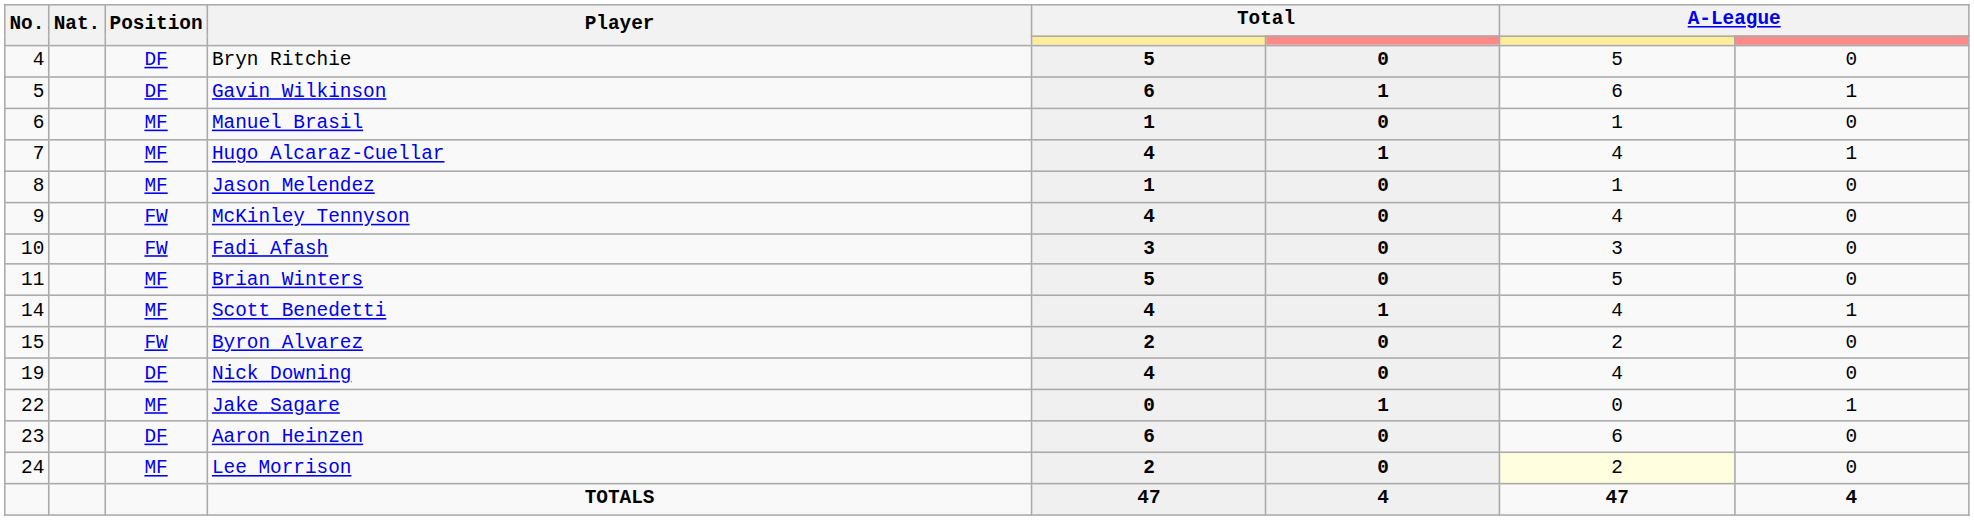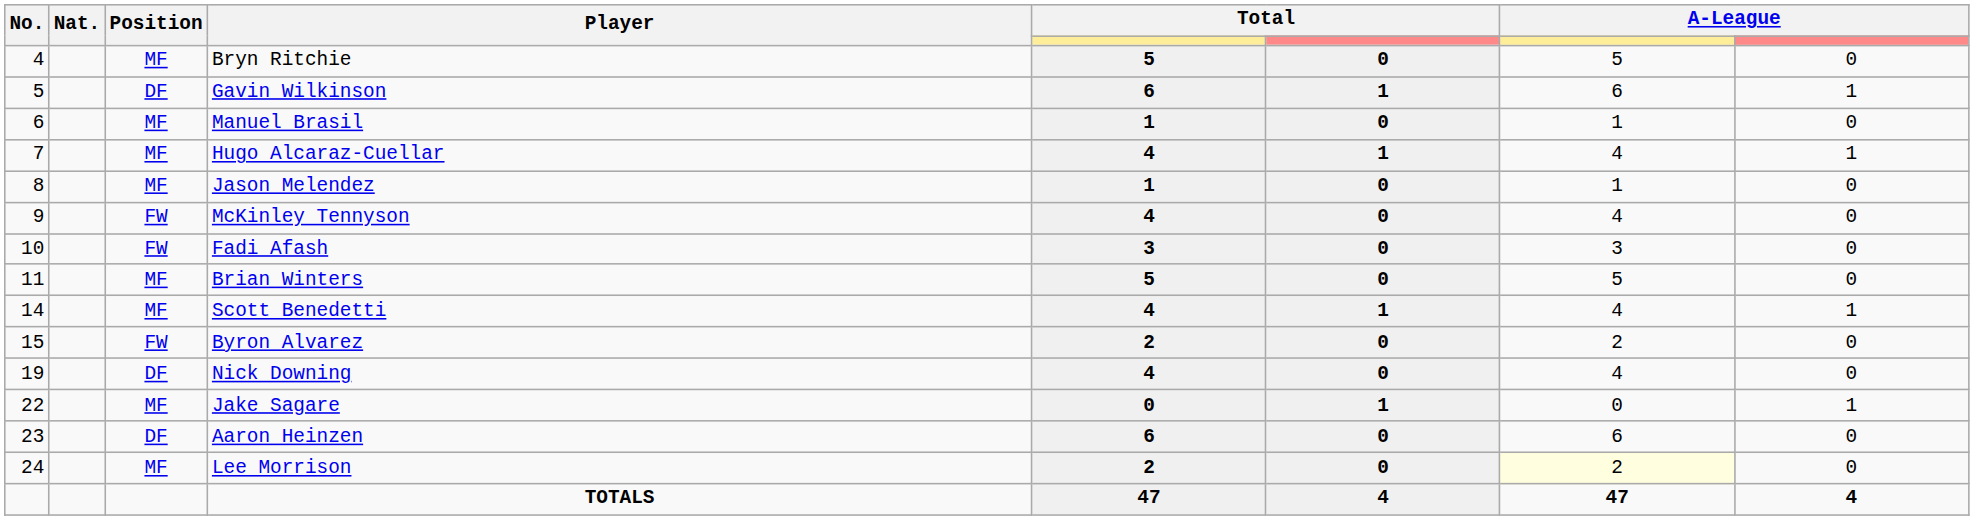(156, 61) DF -> (156, 61) MF
